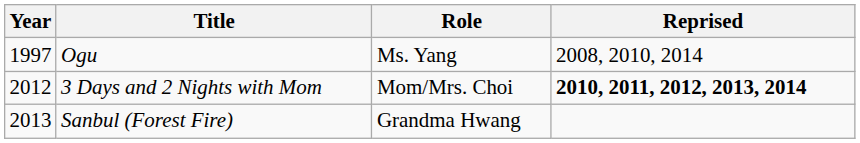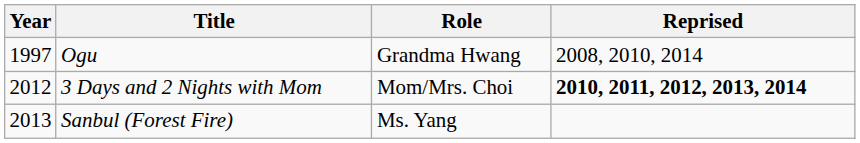(417, 54) Ms. Yang -> (449, 54) Grandma Hwang
(449, 120) Grandma Hwang -> (417, 120) Ms. Yang
